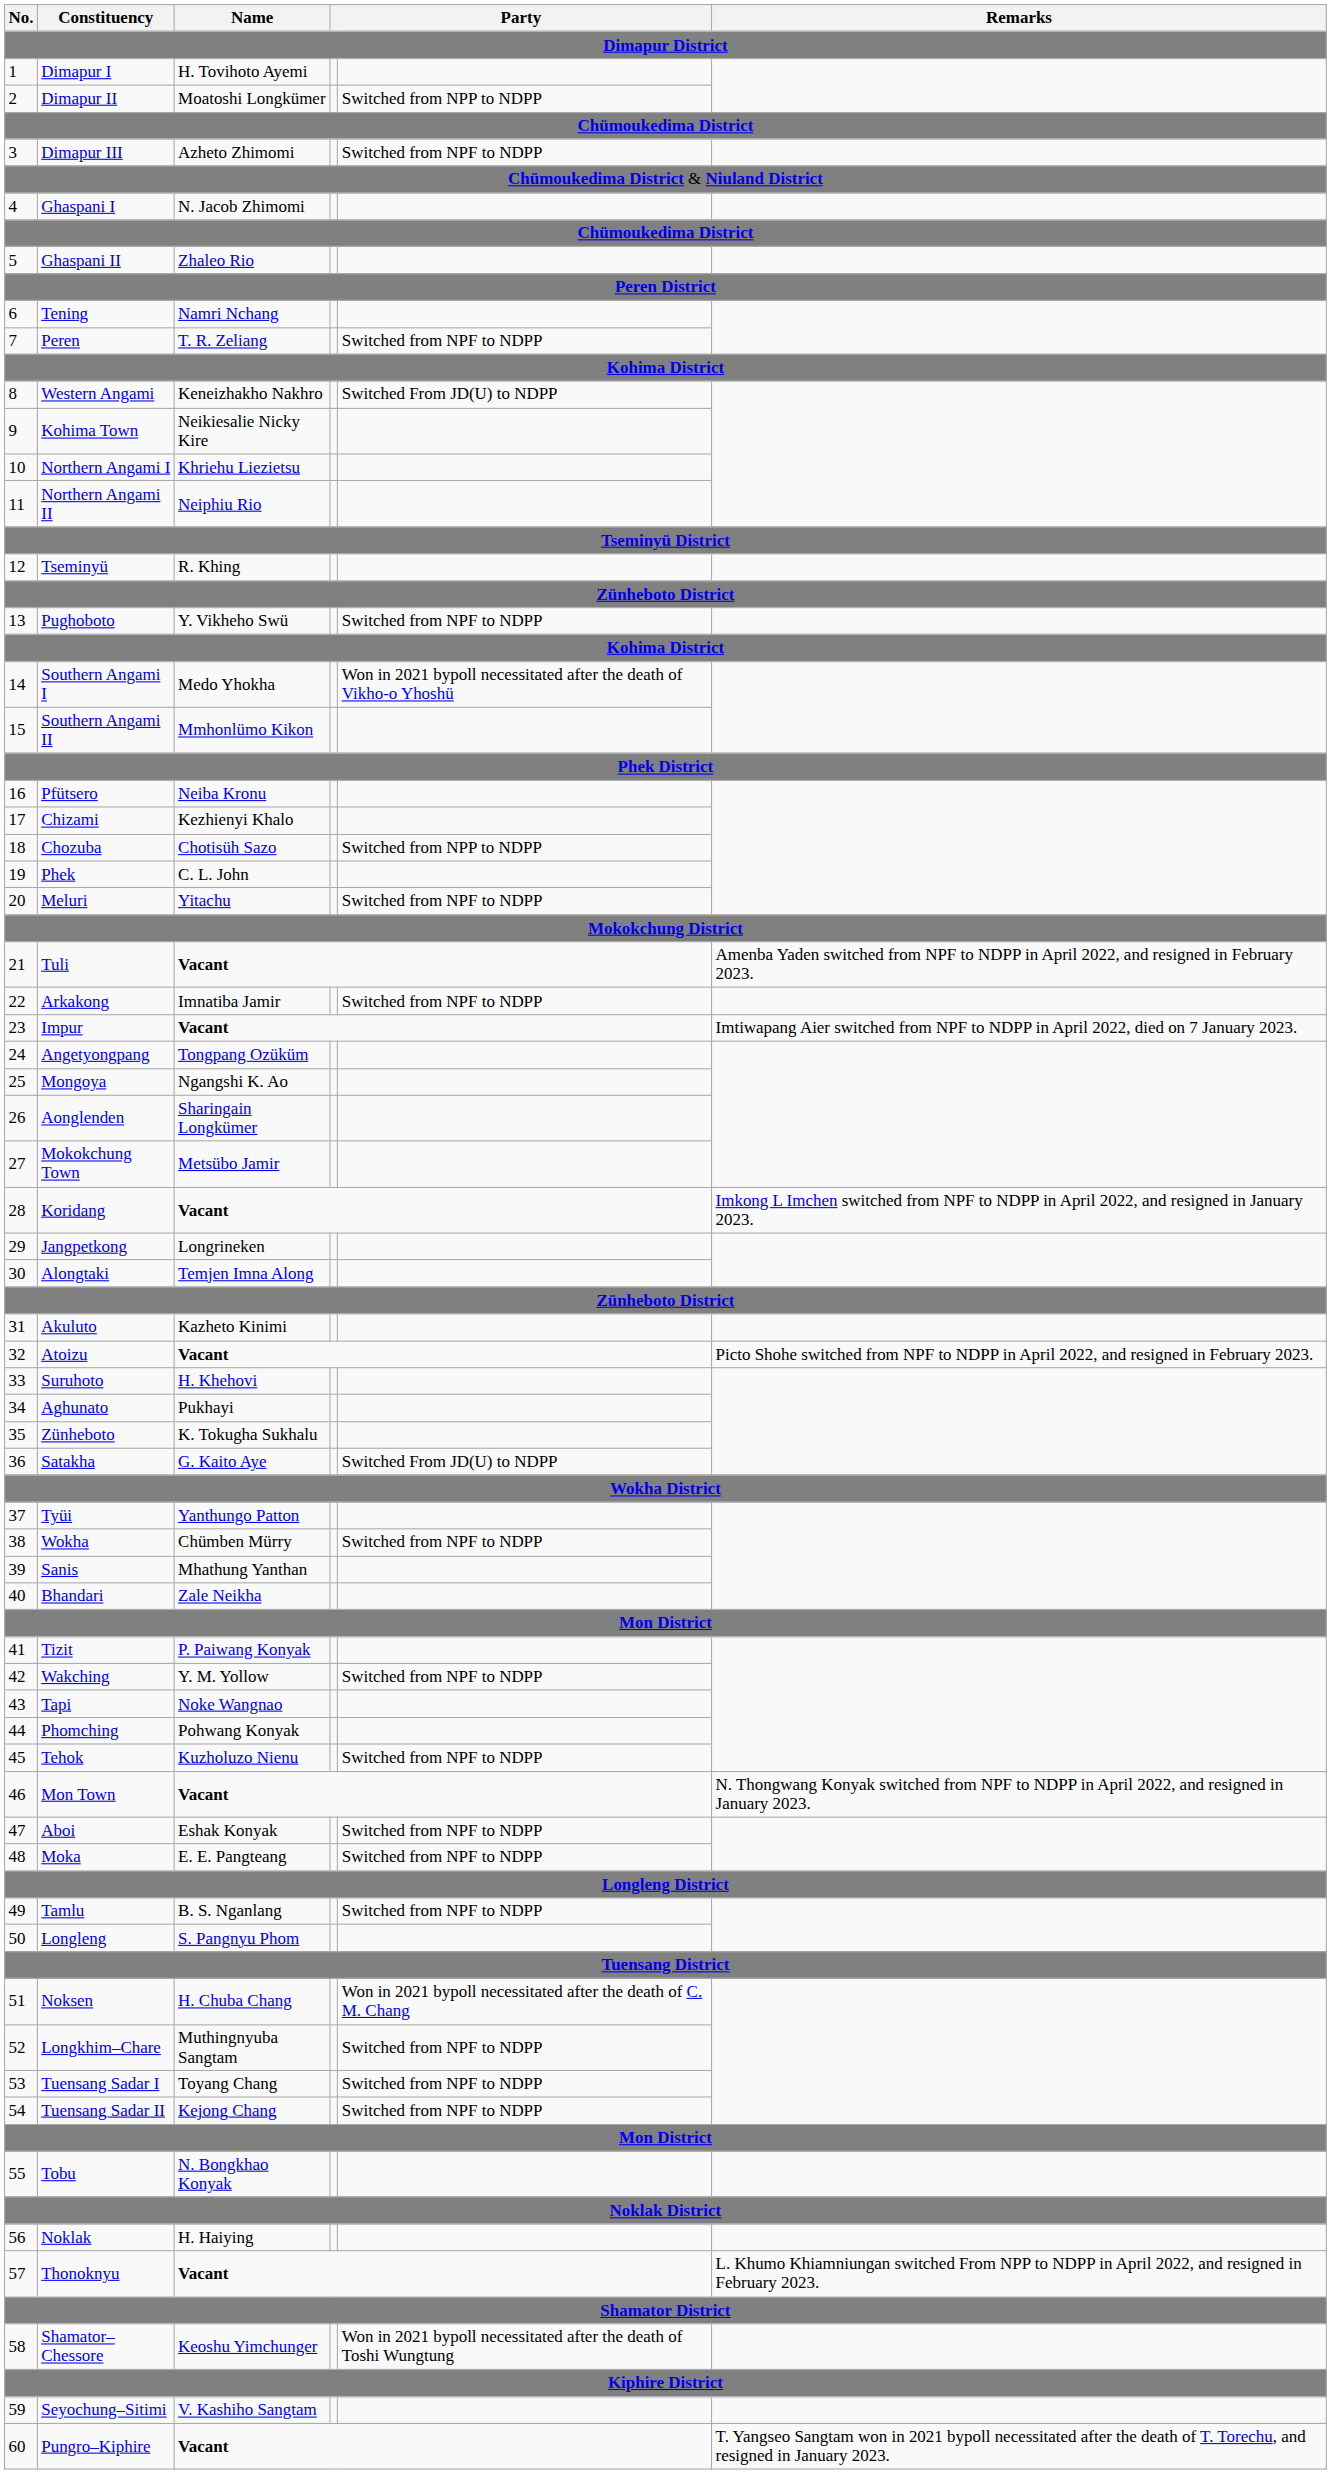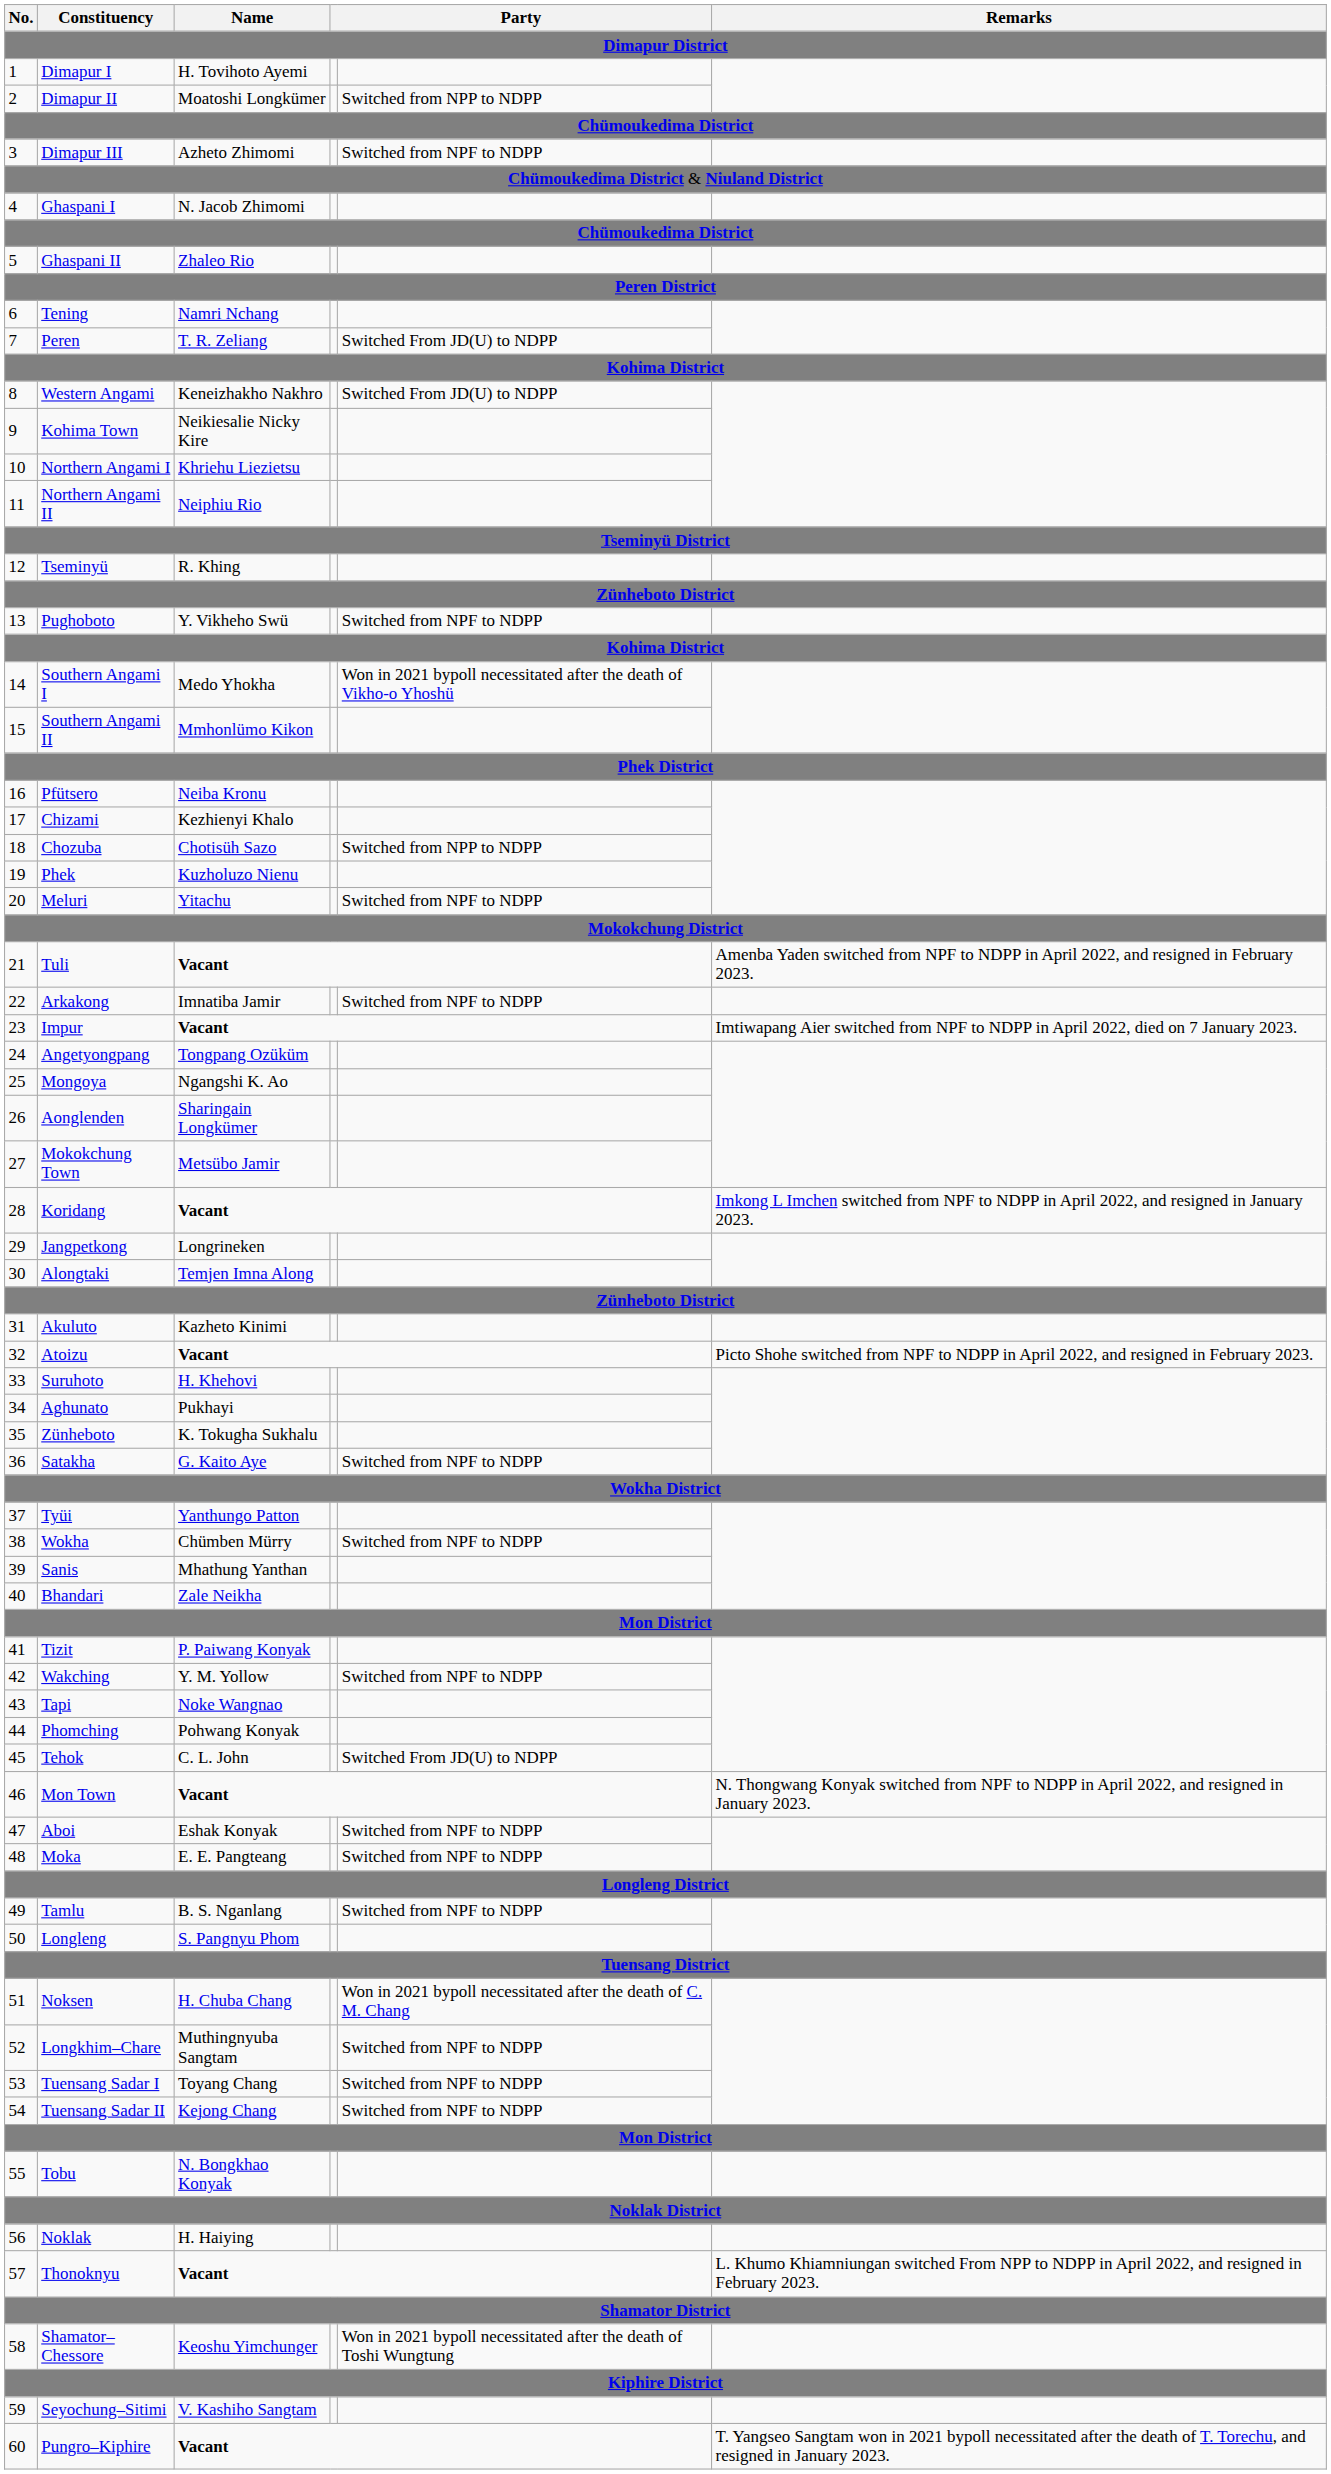(442, 340) Switched from NPF to NDPP -> (450, 340) Switched From JD(U) to NDPP
(213, 874) C. L. John -> (238, 874) Kuzholuzo Nienu
(450, 1461) Switched From JD(U) to NDPP -> (442, 1461) Switched from NPF to NDPP
(238, 1757) Kuzholuzo Nienu -> (213, 1757) C. L. John
(442, 1757) Switched from NPF to NDPP -> (450, 1757) Switched From JD(U) to NDPP
